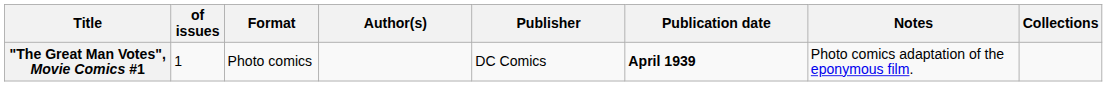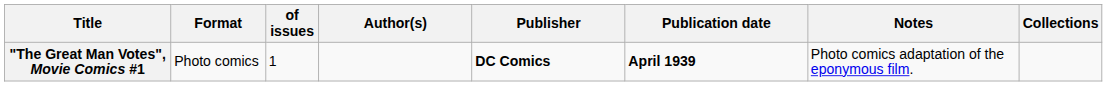columns swapped: (198, 23) <-> (272, 23)
(511, 61) normal -> (513, 61) bold
